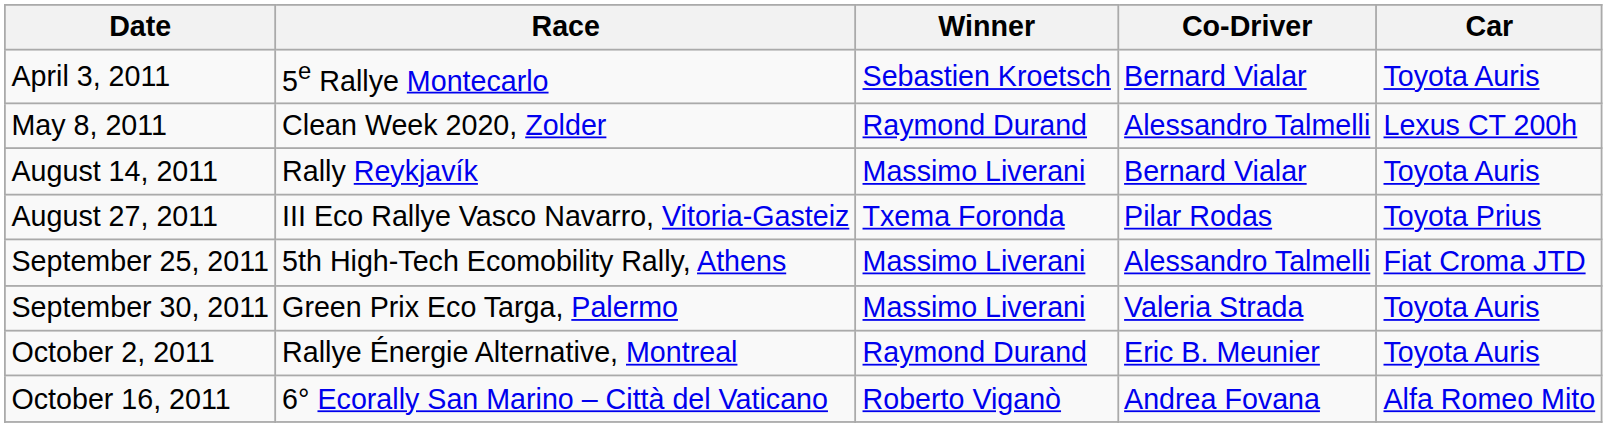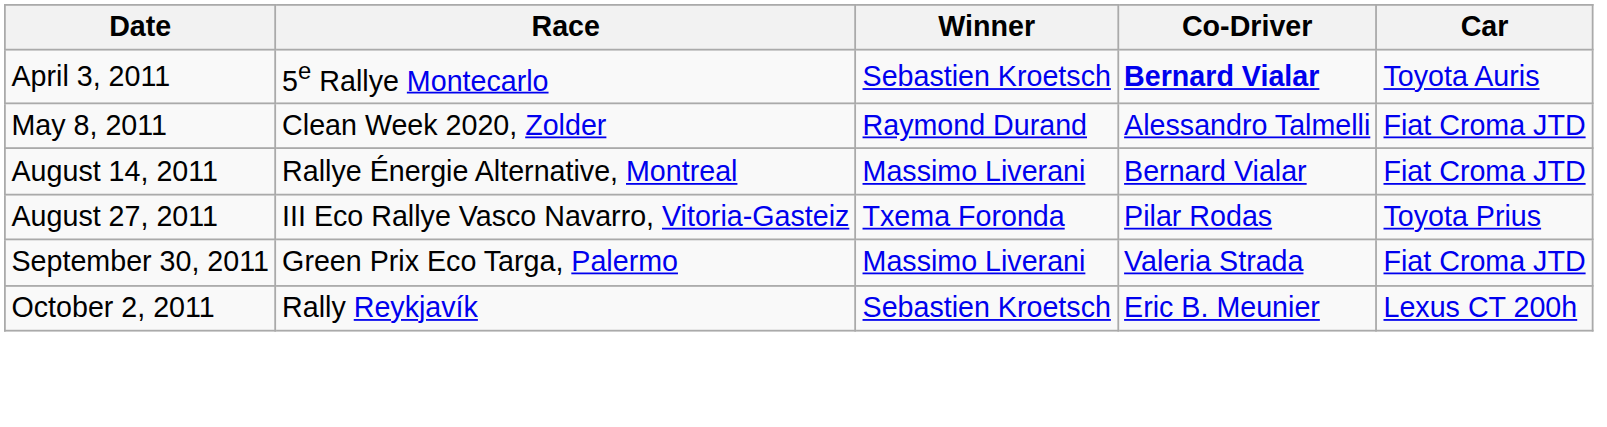(1215, 76) normal -> (1222, 76) bold
(1480, 125) Lexus CT 200h -> (1485, 125) Fiat Croma JTD
(380, 171) Rally Reykjavík -> (510, 171) Rallye Énergie Alternative, Montreal
(1462, 171) Toyota Auris -> (1485, 171) Fiat Croma JTD
- row: (140, 262)
(1462, 307) Toyota Auris -> (1485, 262) Fiat Croma JTD
(510, 352) Rallye Énergie Alternative, Montreal -> (380, 307) Rally Reykjavík
(975, 352) Raymond Durand -> (987, 307) Sebastien Kroetsch
(1462, 352) Toyota Auris -> (1480, 307) Lexus CT 200h
- row: (121, 398)
